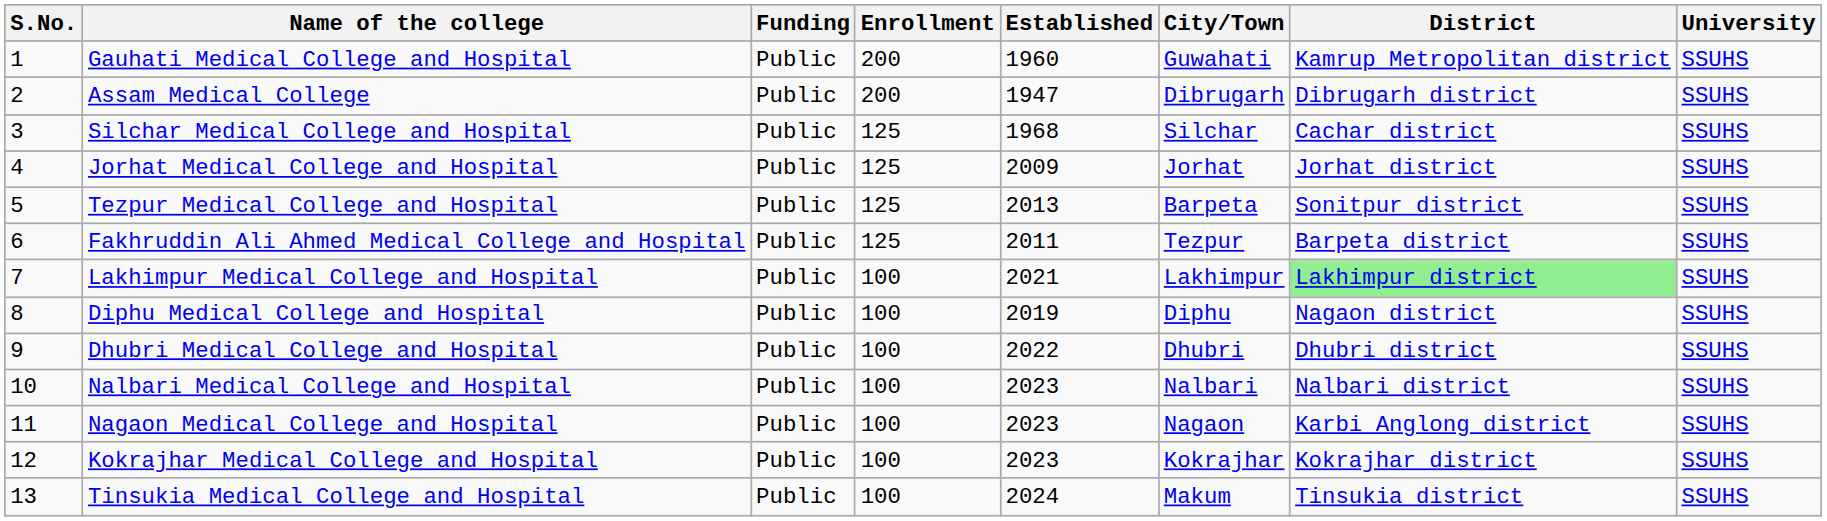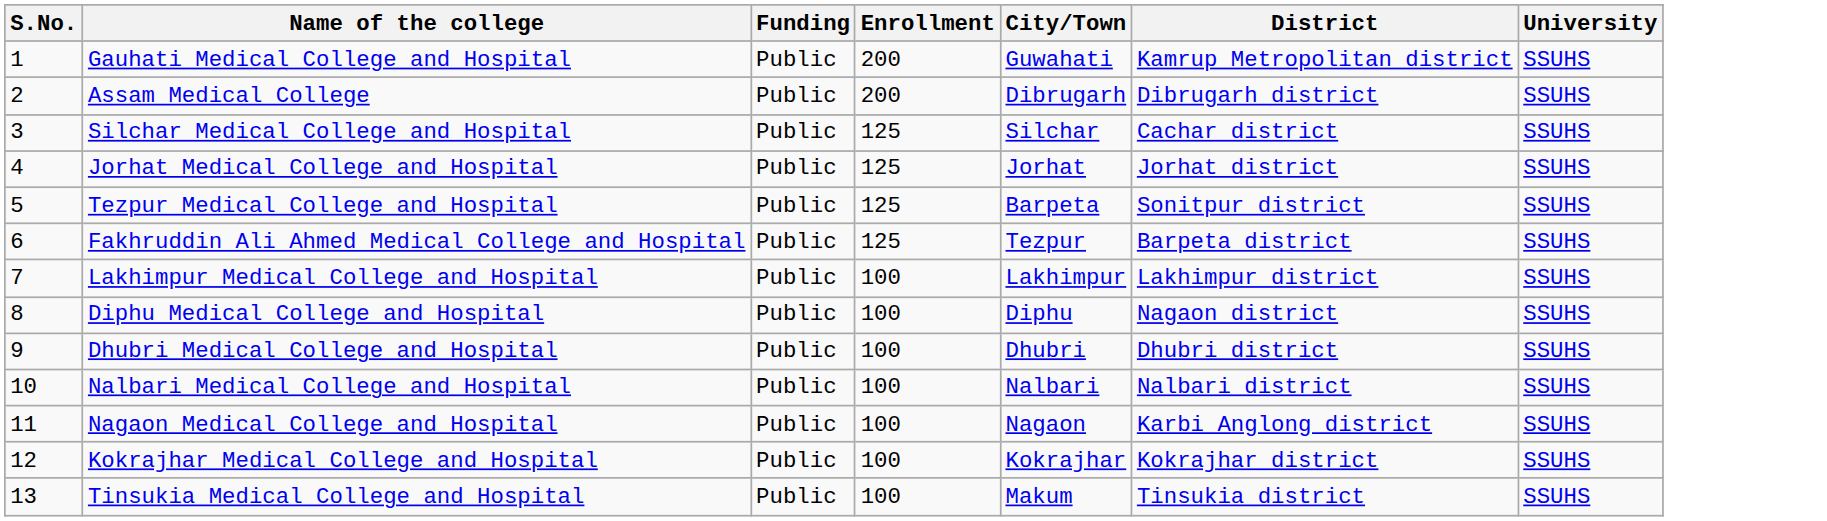- column: (1079, 23)
(1416, 278) lightgreen background -> (1258, 278) no background
